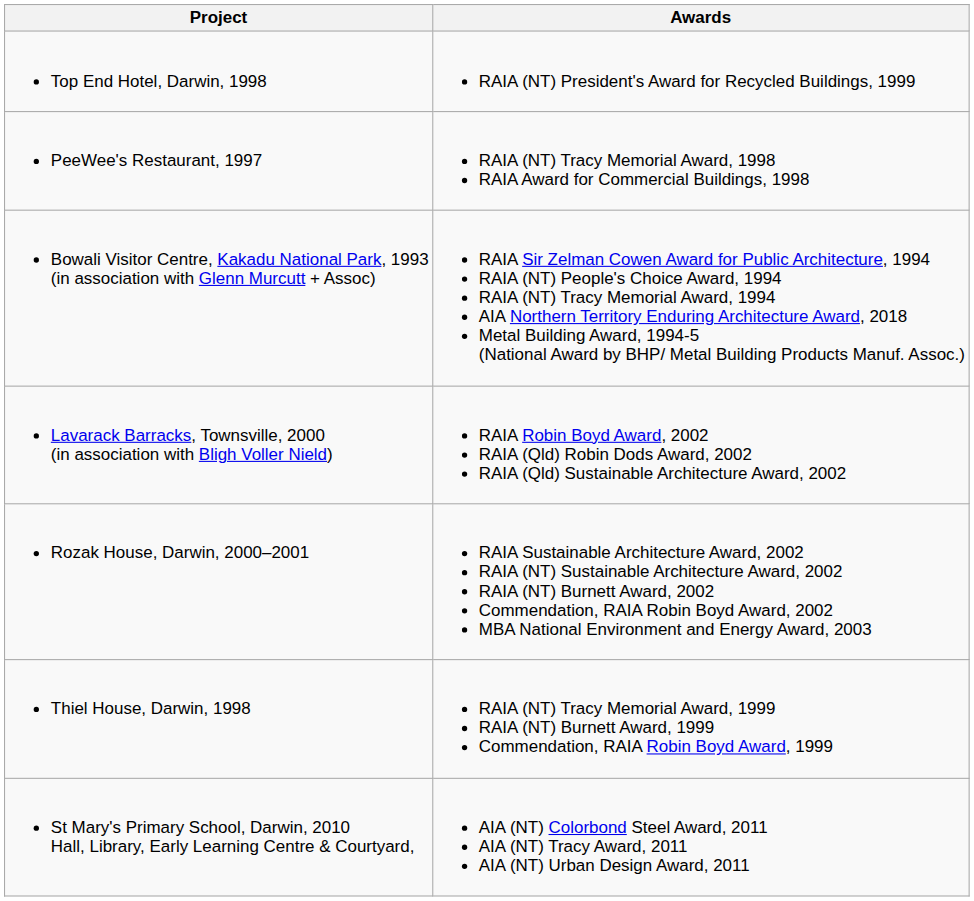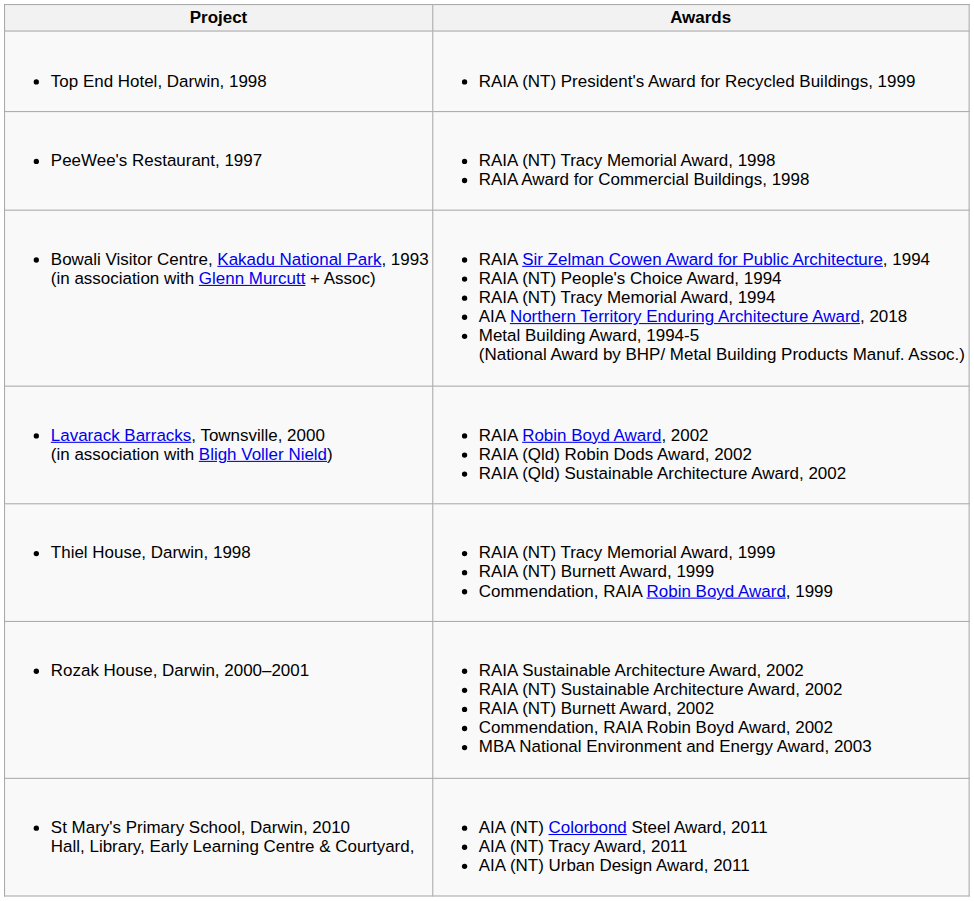rows swapped: (219, 709) <-> (219, 553)
